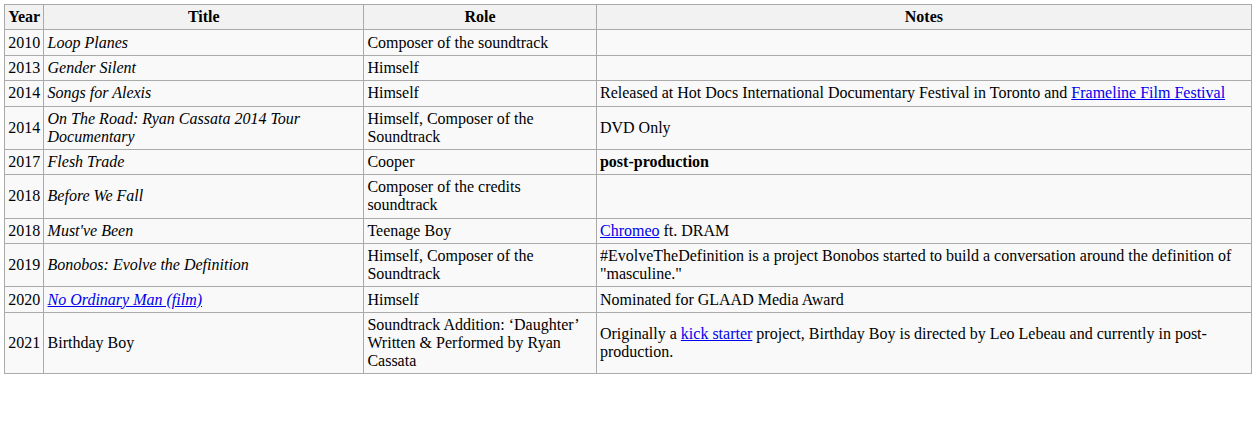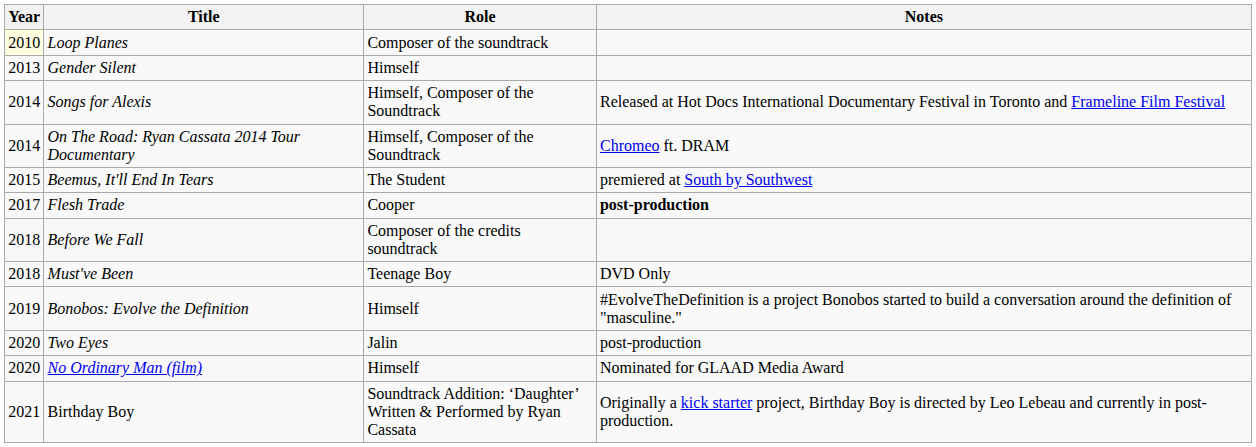(24, 42) no background -> (24, 42) lightyellow background
(393, 93) Himself -> (450, 102) Himself, Composer of the Soundtrack
(635, 127) DVD Only -> (665, 145) Chromeo ft. DRAM
+ row: (131, 180)
(665, 230) Chromeo ft. DRAM -> (635, 274) DVD Only
(450, 265) Himself, Composer of the Soundtrack -> (393, 308) Himself
+ row: (78, 342)
